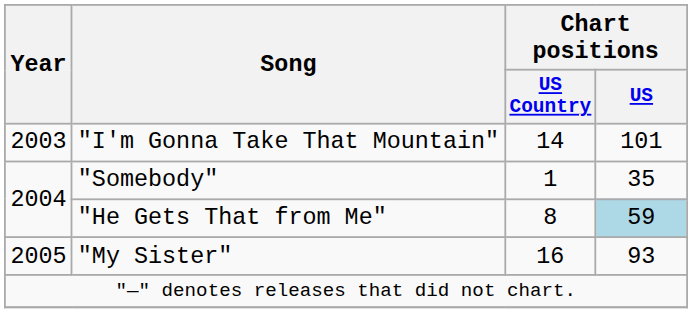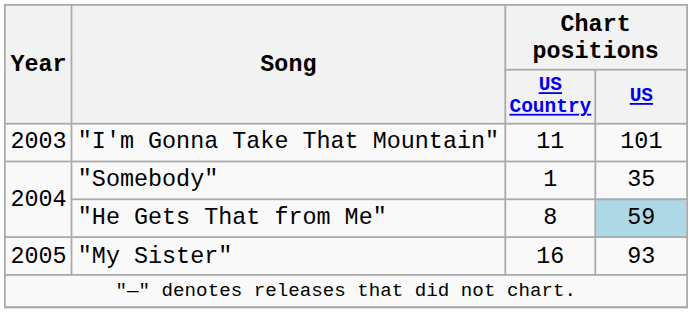(550, 142) 14 -> (550, 142) 11
